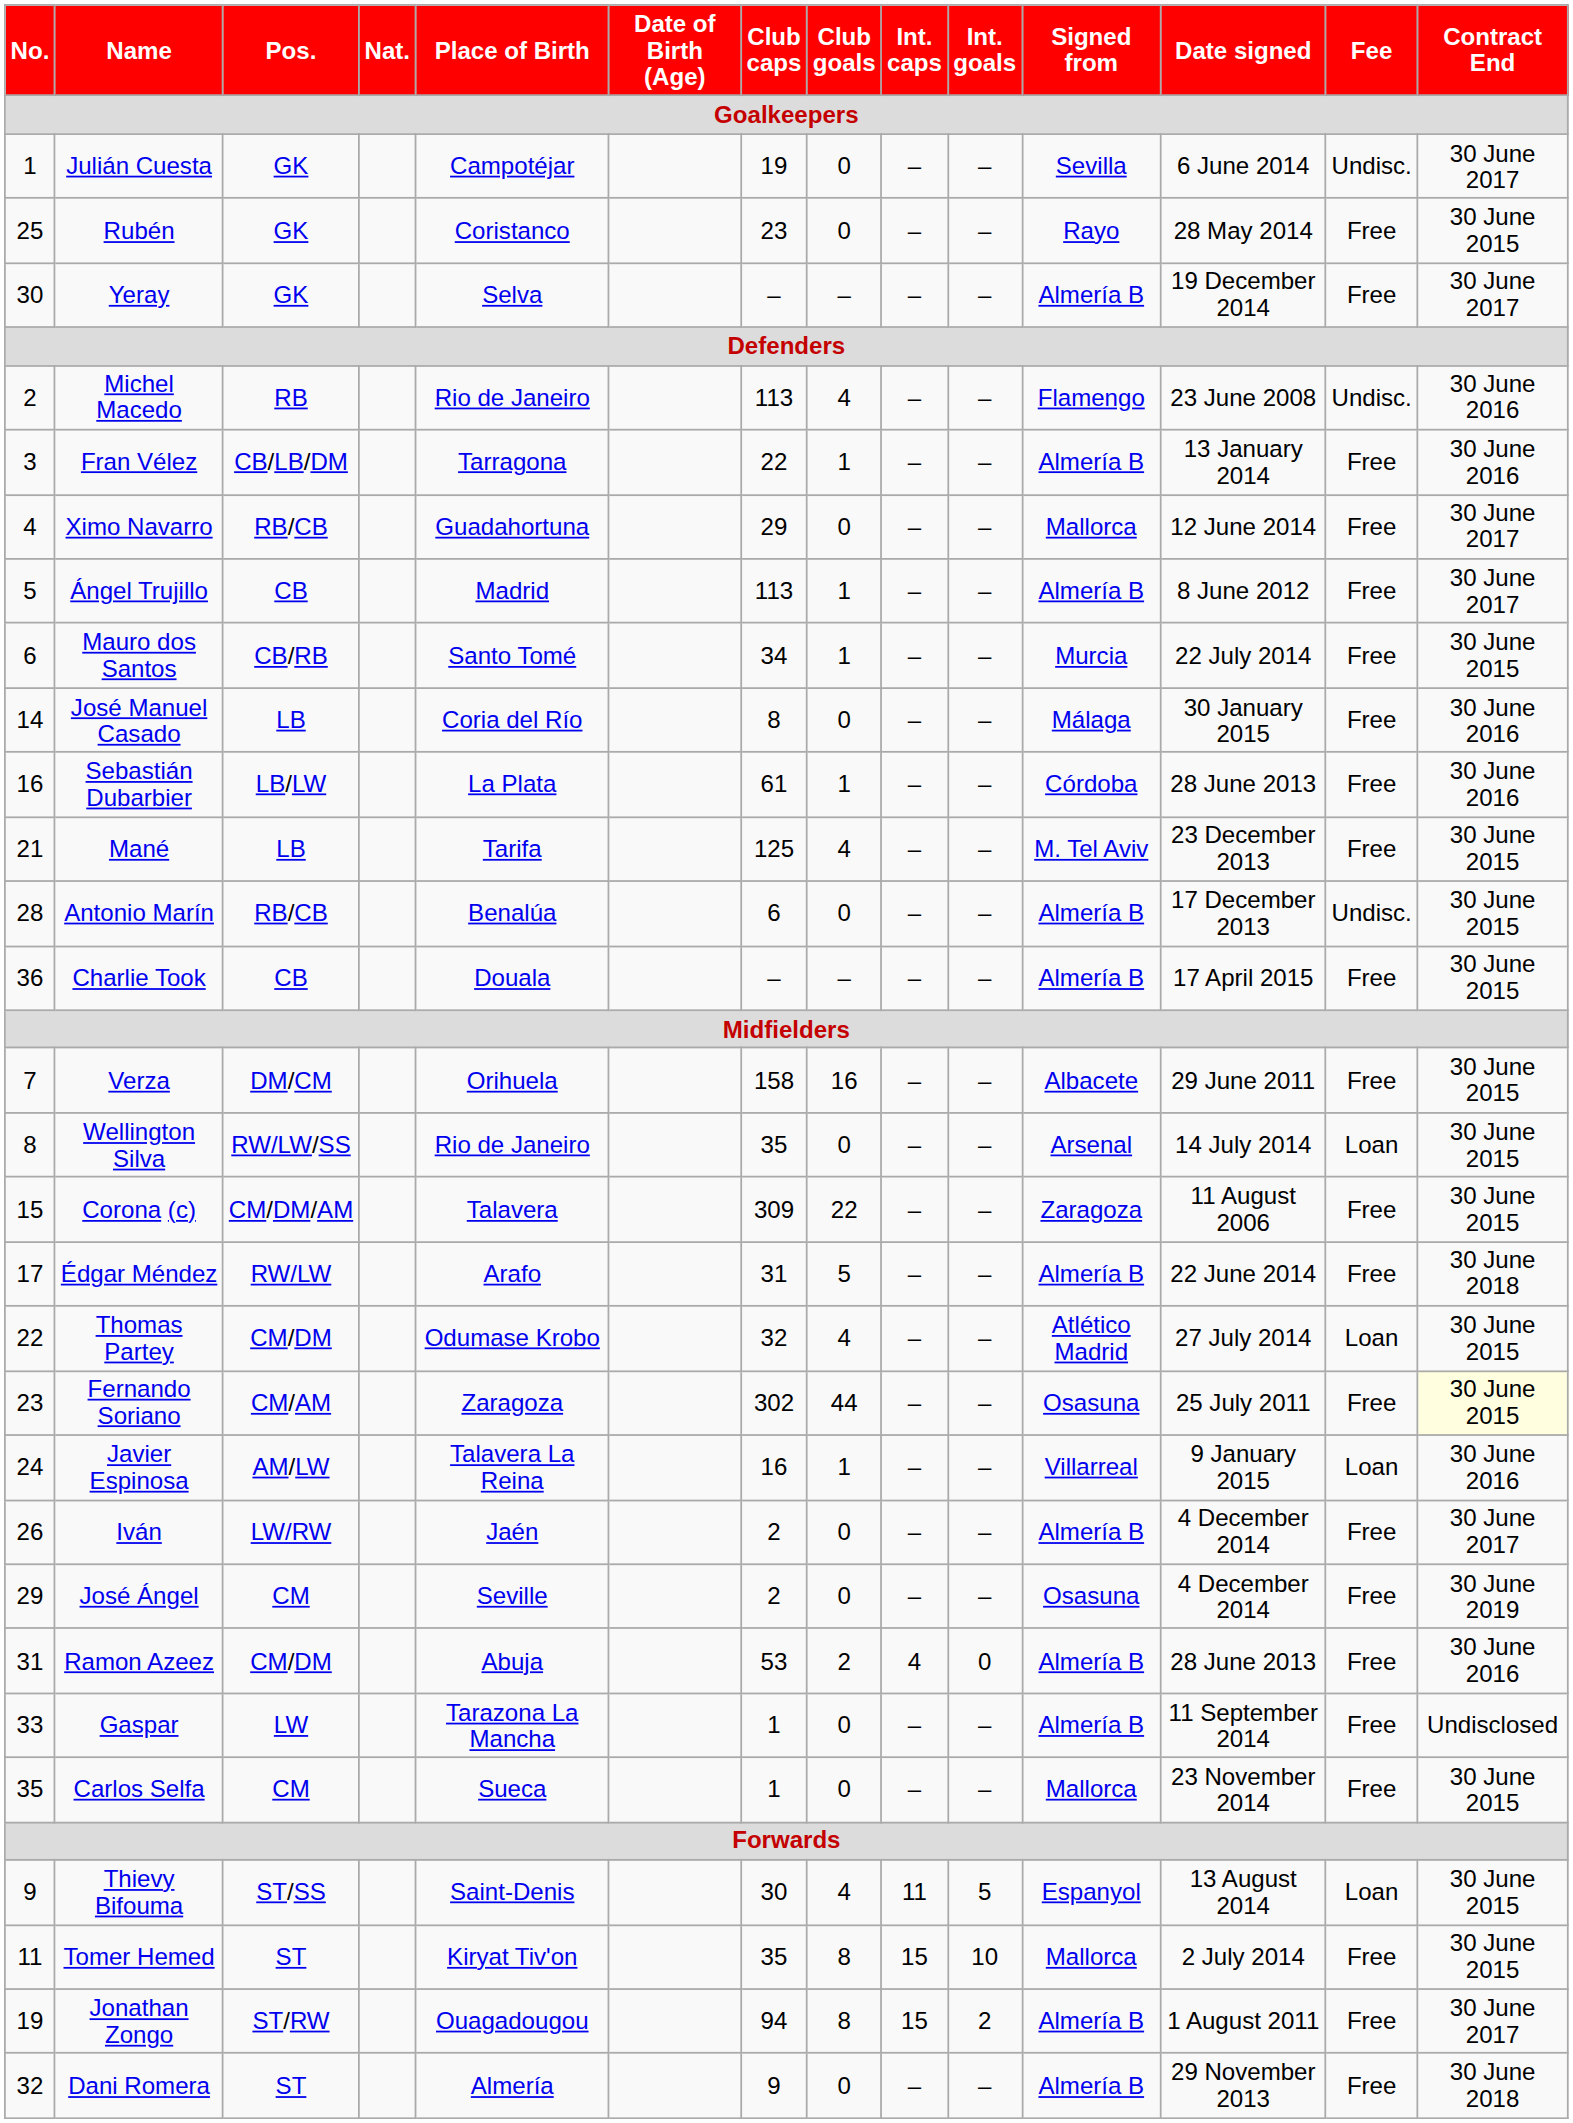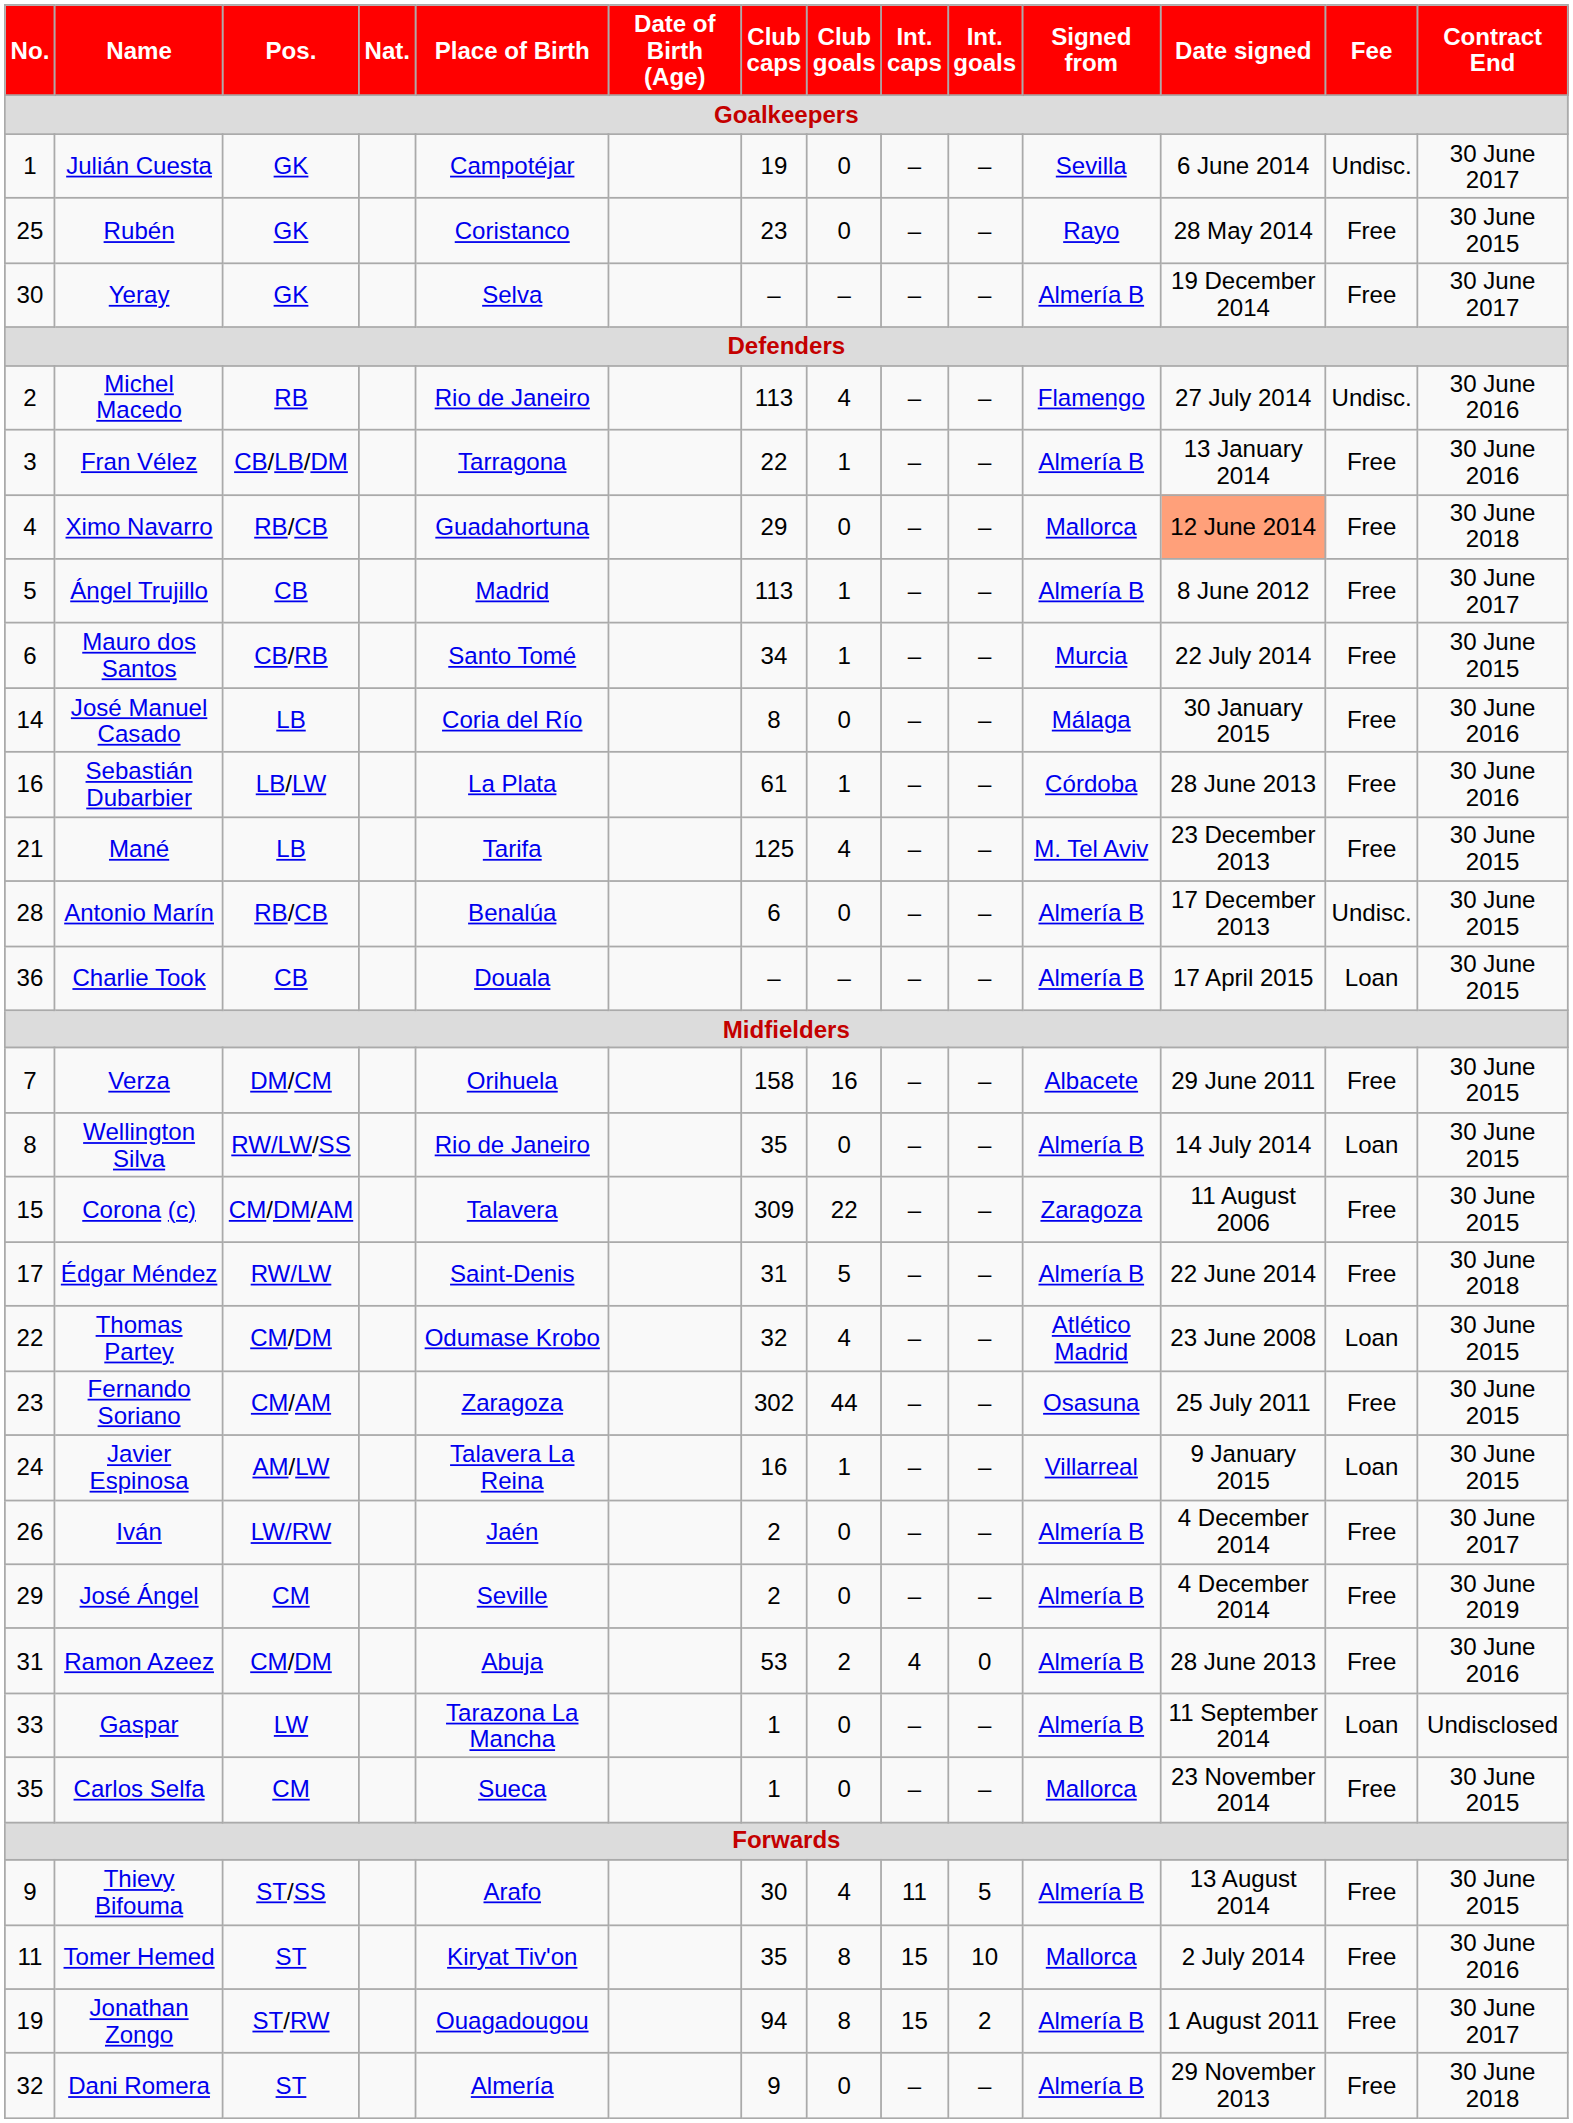(1243, 397) 23 June 2008 -> (1243, 397) 27 July 2014
(1243, 526) no background -> (1243, 526) lightsalmon background
(1493, 526) 30 June 2017 -> (1493, 526) 30 June 2018
(1372, 978) Free -> (1372, 978) Loan
(1091, 1145) Arsenal -> (1091, 1145) Almería B
(512, 1274) Arafo -> (512, 1274) Saint-Denis
(1243, 1338) 27 July 2014 -> (1243, 1338) 23 June 2008
(1493, 1403) lightyellow background -> (1493, 1403) no background
(1493, 1467) 30 June 2016 -> (1493, 1467) 30 June 2015
(1091, 1596) Osasuna -> (1091, 1596) Almería B
(1372, 1725) Free -> (1372, 1725) Loan
(512, 1892) Saint-Denis -> (512, 1892) Arafo
(1091, 1892) Espanyol -> (1091, 1892) Almería B
(1372, 1892) Loan -> (1372, 1892) Free
(1493, 1956) 30 June 2015 -> (1493, 1956) 30 June 2016
